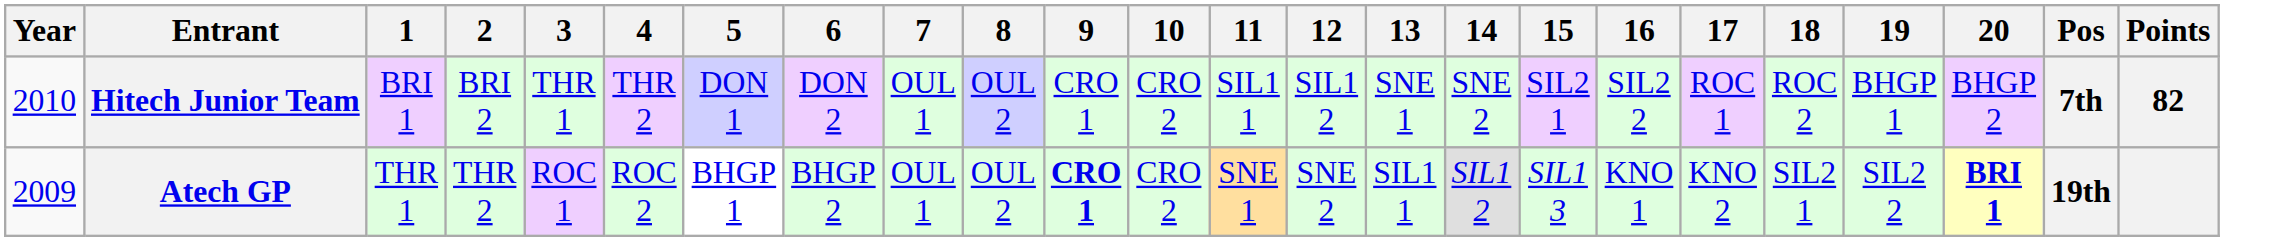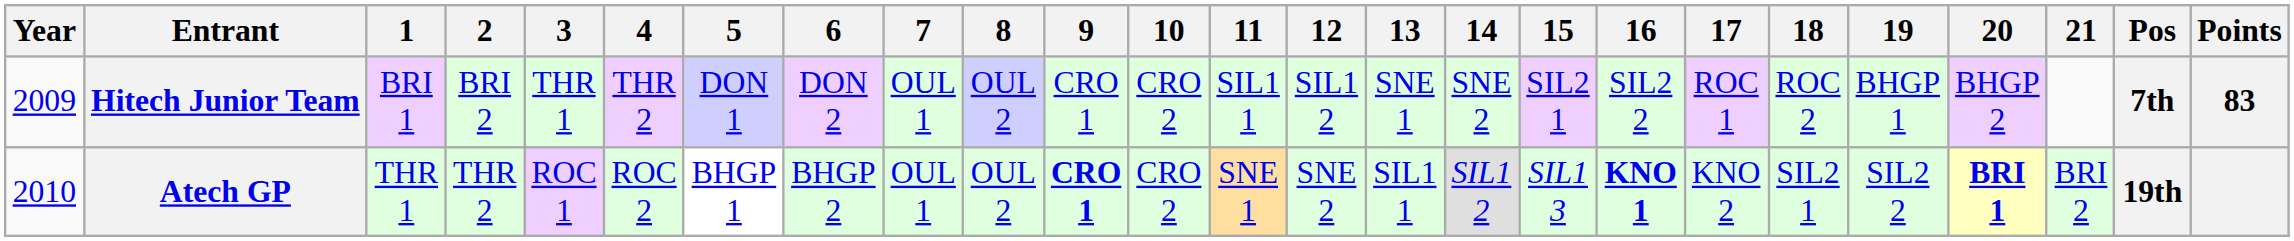+ column: (2081, 30)
(44, 101) 2010 -> (44, 101) 2009
(2168, 101) 82 -> (2239, 101) 83
(44, 190) 2009 -> (44, 190) 2010
(1639, 190) normal -> (1641, 190) bold
